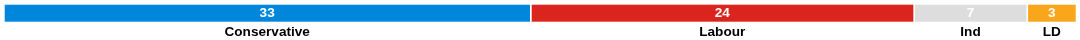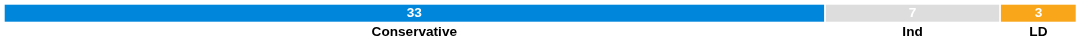- column: (722, 13)
